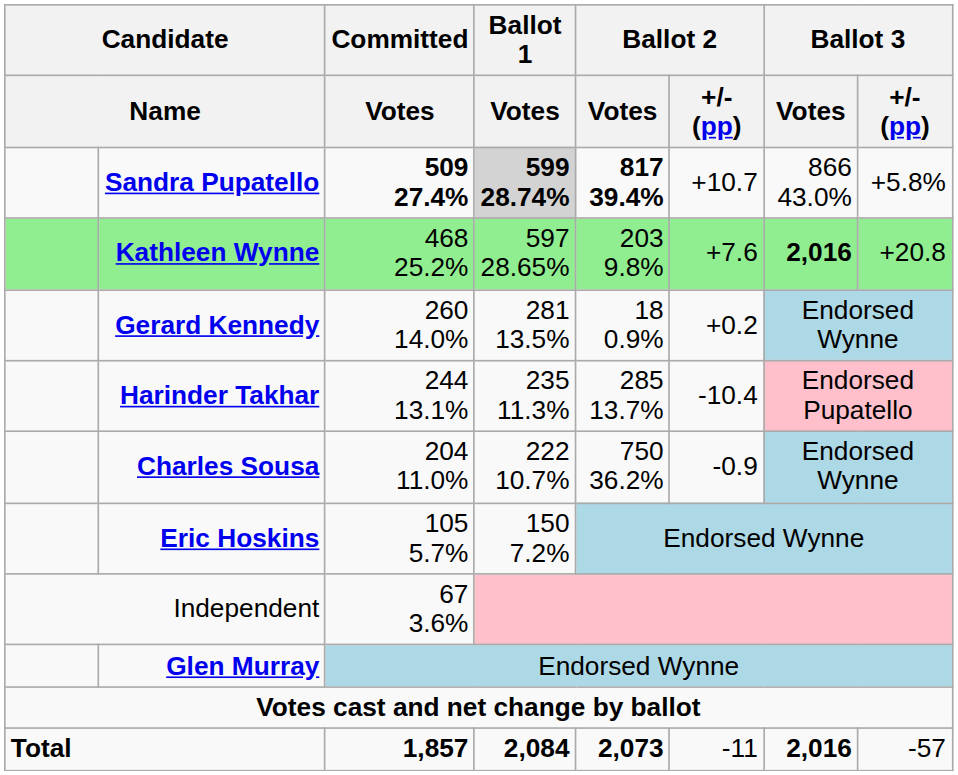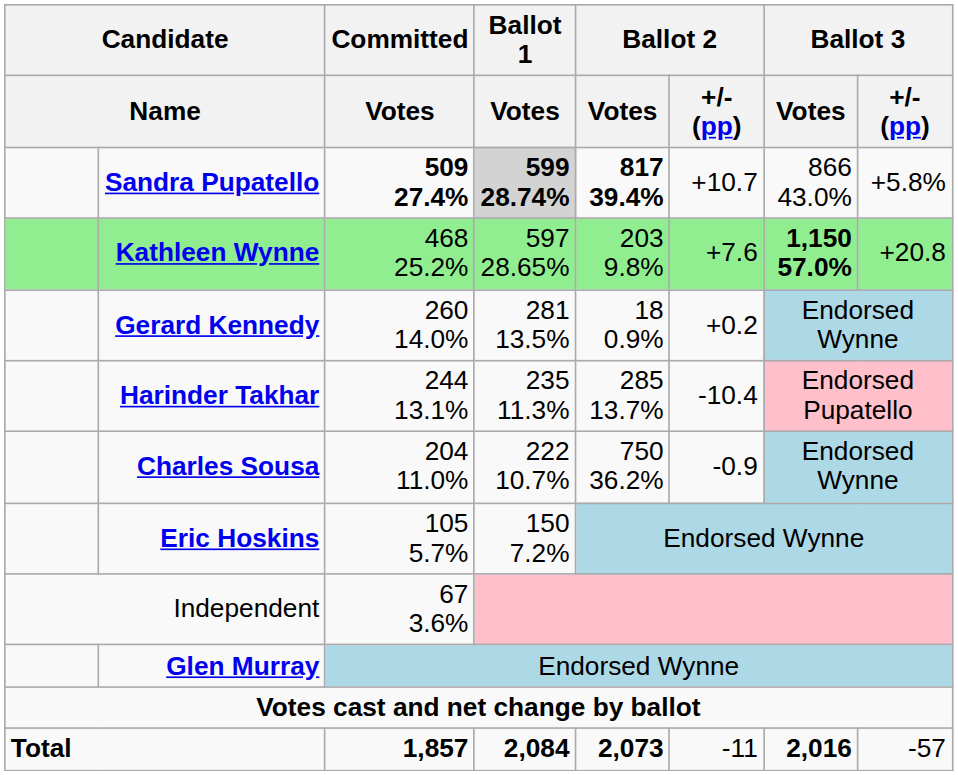(819, 253) 2,016 -> (815, 253) 1,150 57.0%
